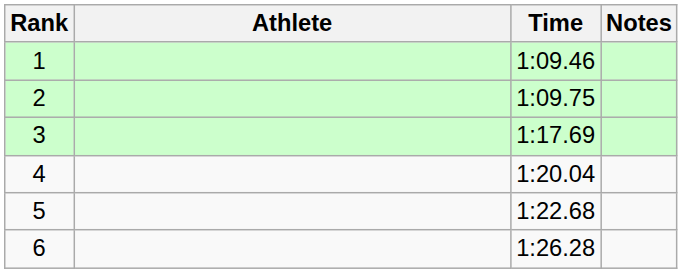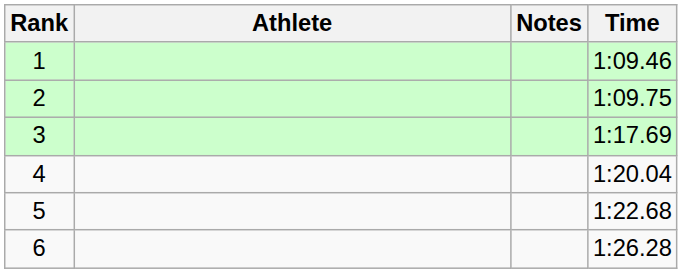columns swapped: (556, 23) <-> (639, 23)
